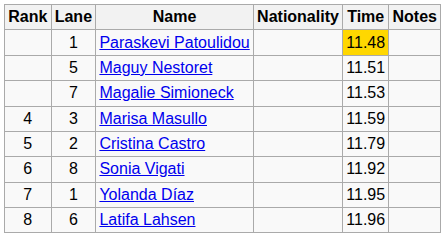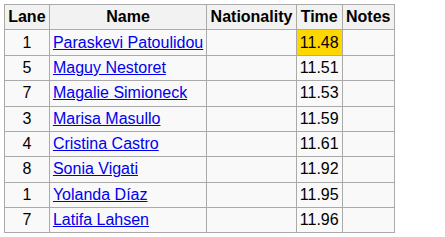- column: (28, 17)
(73, 144) 2 -> (27, 144) 4
(366, 144) 11.79 -> (319, 144) 11.61
(73, 220) 6 -> (27, 220) 7
